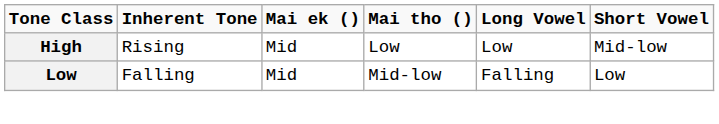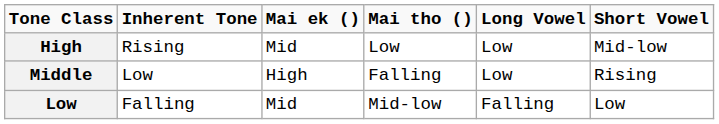+ row: (61, 76)
